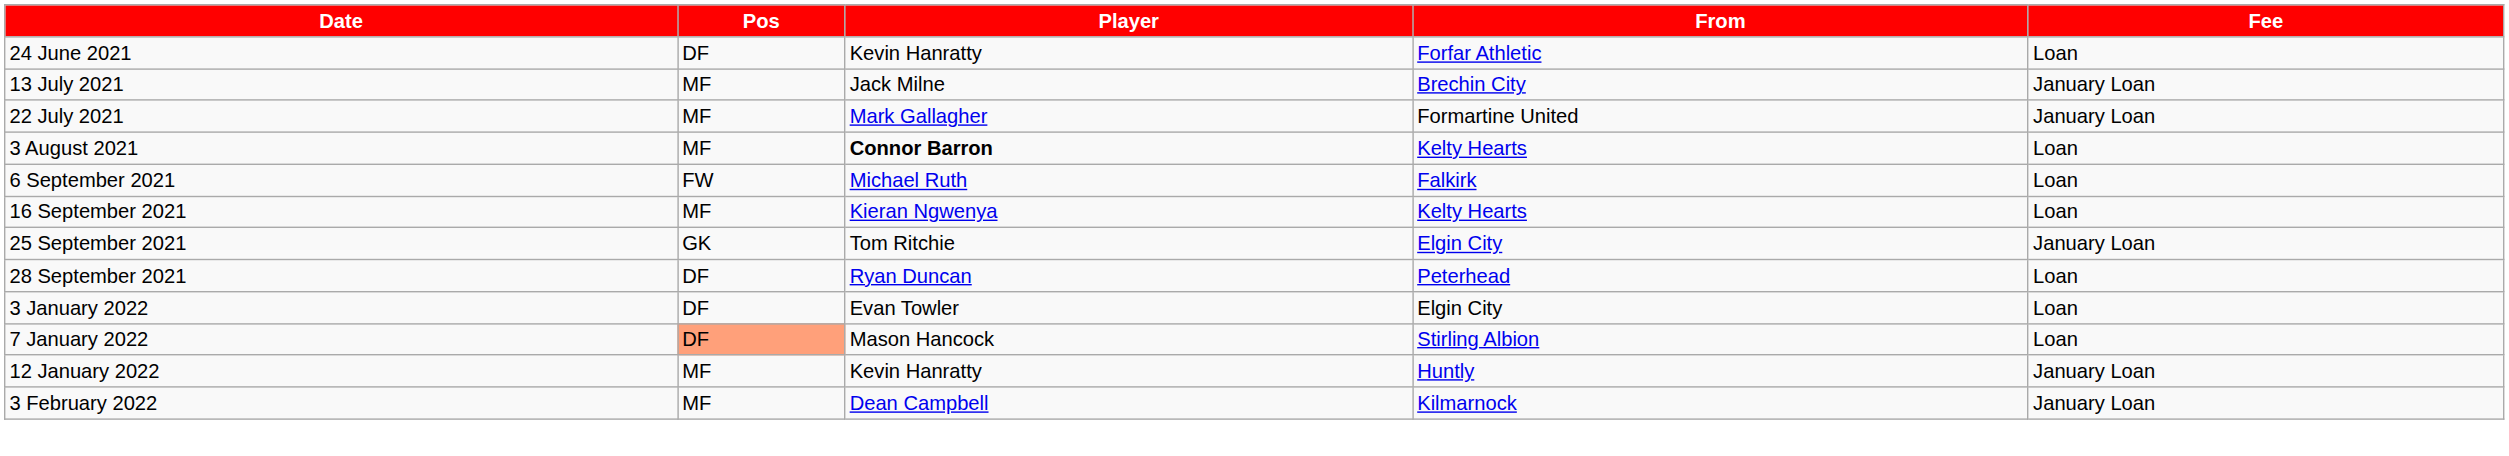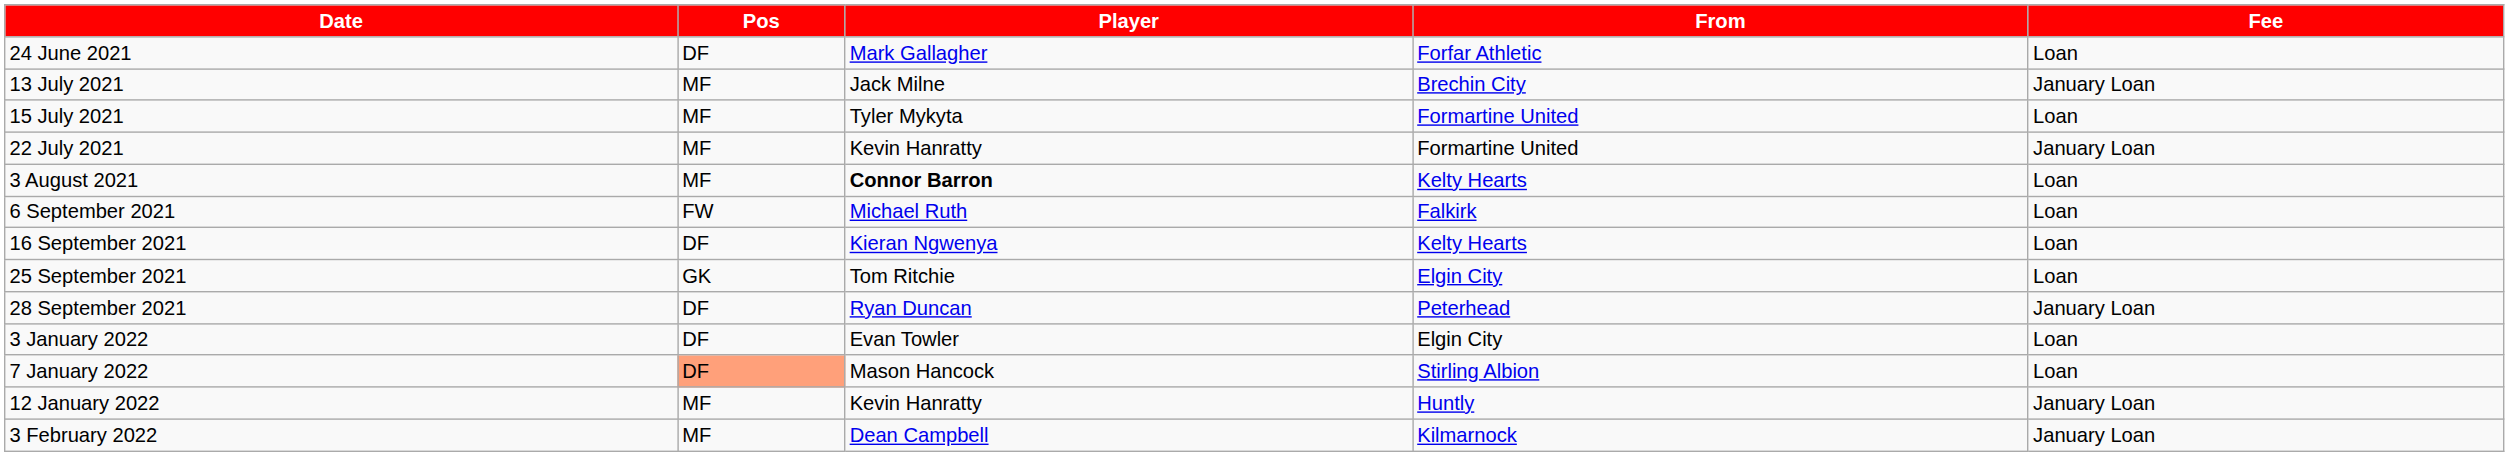(916, 53) Kevin Hanratty -> (919, 53) Mark Gallagher
+ row: (67, 117)
(919, 117) Mark Gallagher -> (916, 148) Kevin Hanratty
(697, 212) MF -> (696, 244) DF
(2094, 244) January Loan -> (2056, 276) Loan
(2056, 276) Loan -> (2094, 308) January Loan
